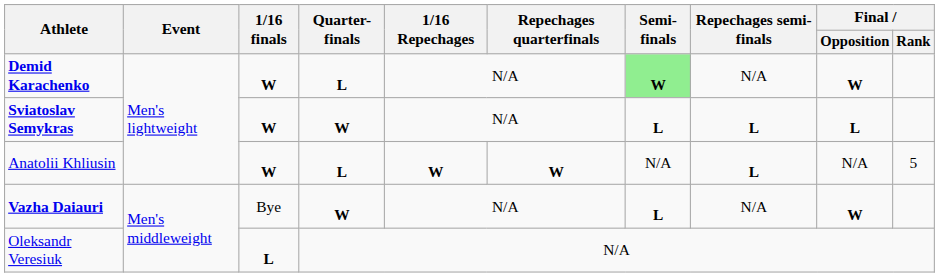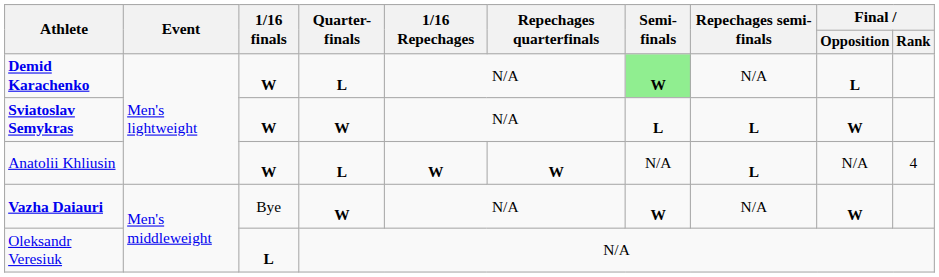(855, 85) W -> (855, 85) L
(855, 128) L -> (855, 128) W
(913, 163) 5 -> (913, 163) 4
(658, 216) L -> (658, 216) W
